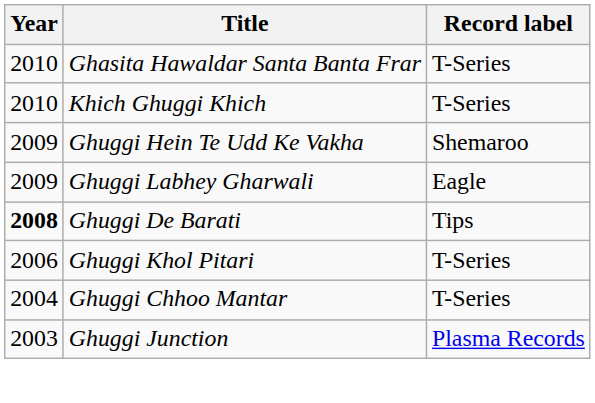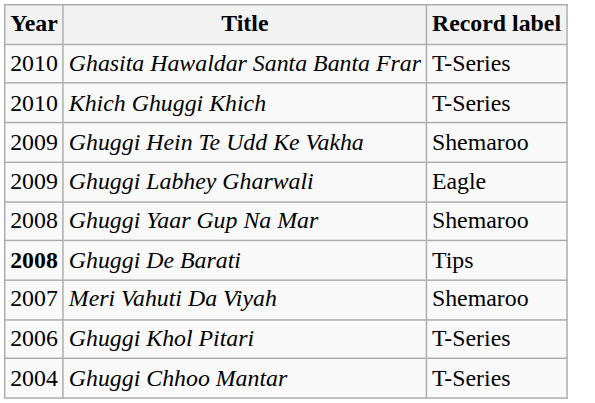+ row: (194, 220)
+ row: (173, 299)
- row: (149, 338)
